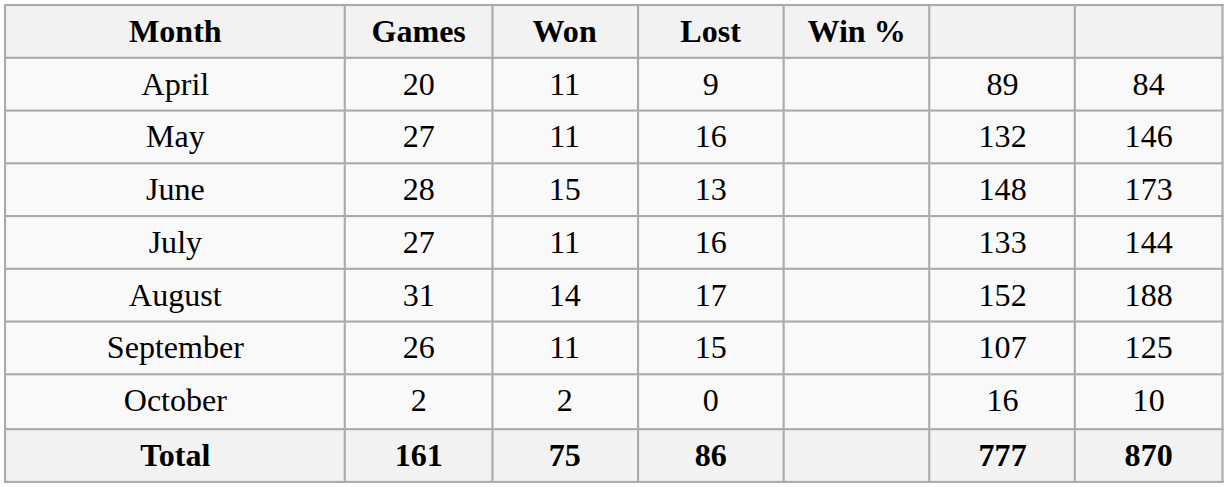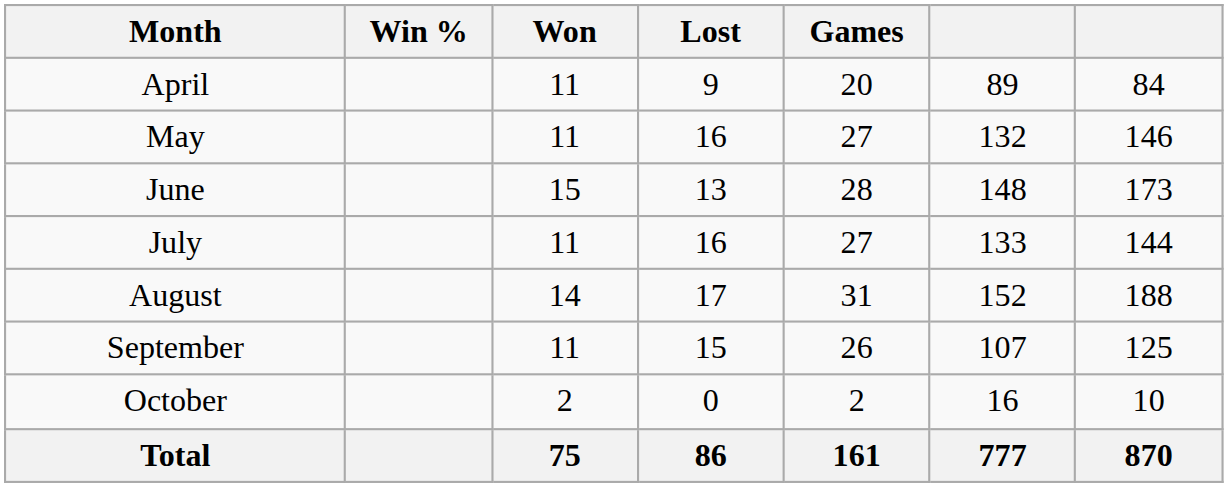columns swapped: (419, 31) <-> (857, 31)
